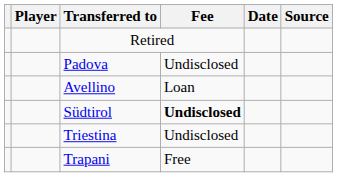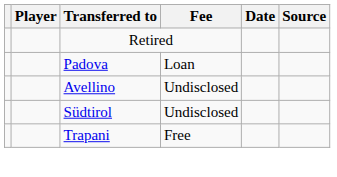(201, 64) Undisclosed -> (179, 64) Loan
(179, 87) Loan -> (201, 87) Undisclosed
(202, 111) bold -> (201, 111) normal
- row: (90, 135)
